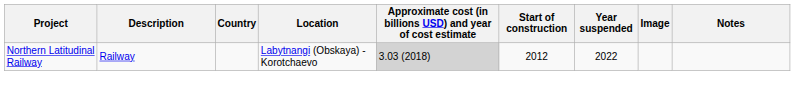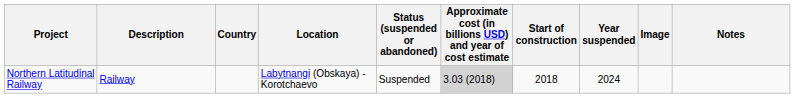+ column: (409, 35)
(537, 56) 2012 -> (546, 79) 2018
(606, 56) 2022 -> (609, 79) 2024
